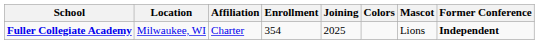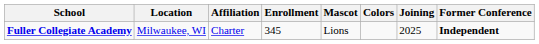columns swapped: (417, 13) <-> (341, 13)
(273, 30) 354 -> (273, 30) 345
